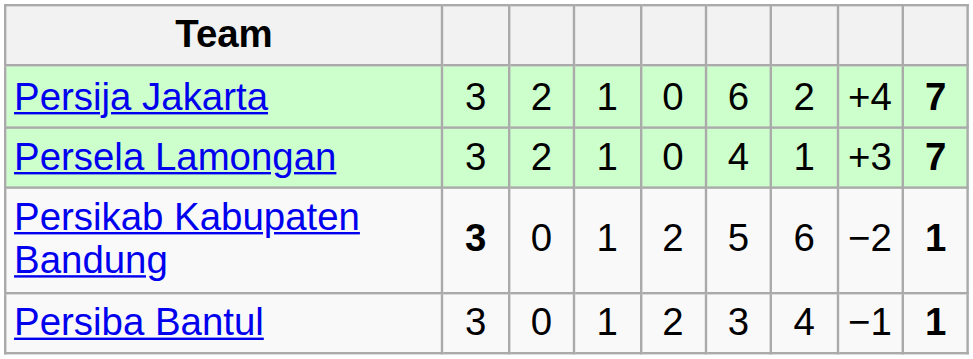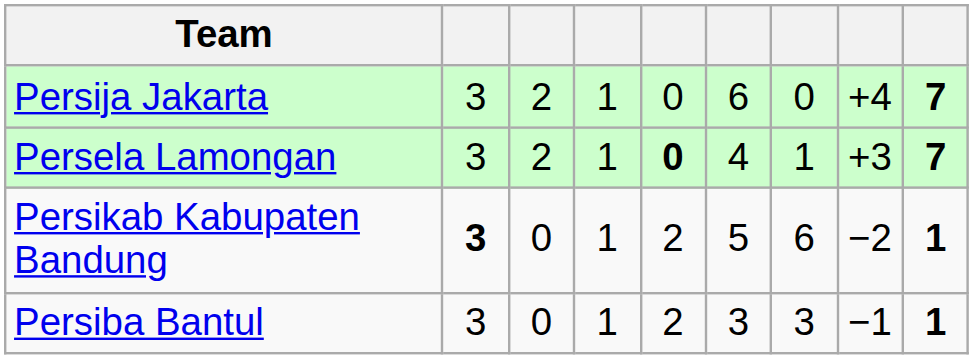(804, 95) 2 -> (804, 95) 0
(673, 156) normal -> (673, 156) bold
(804, 321) 4 -> (804, 321) 3
